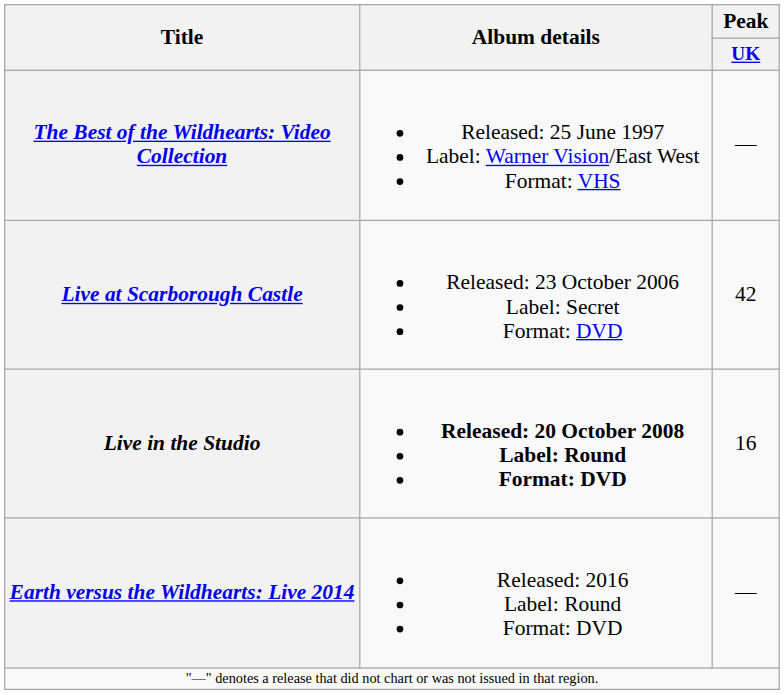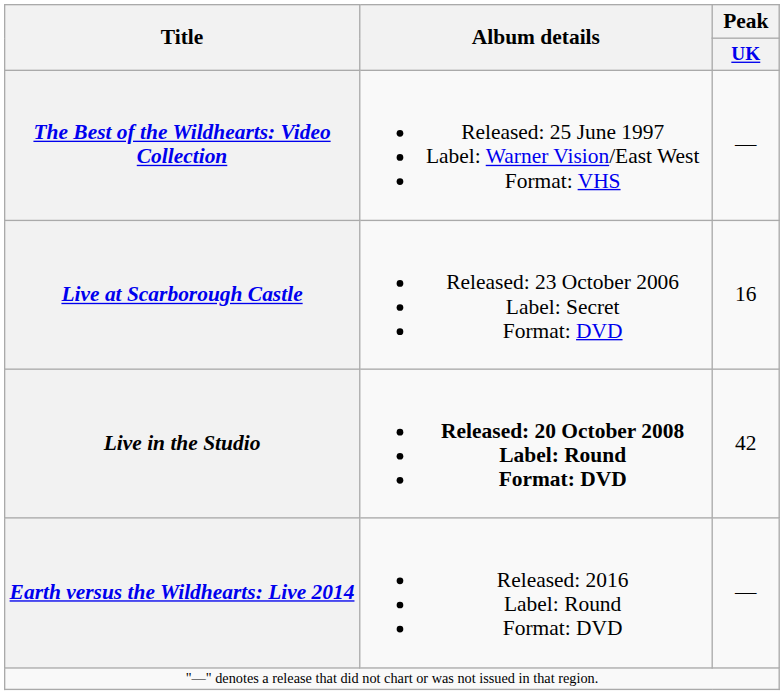(746, 294) 42 -> (746, 294) 16
(746, 443) 16 -> (746, 443) 42
